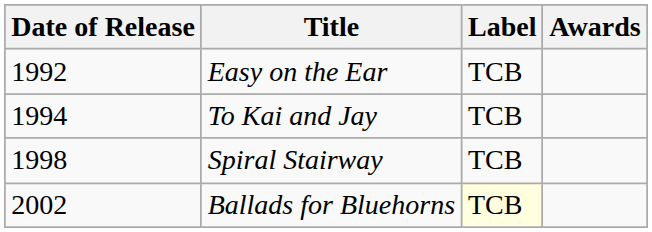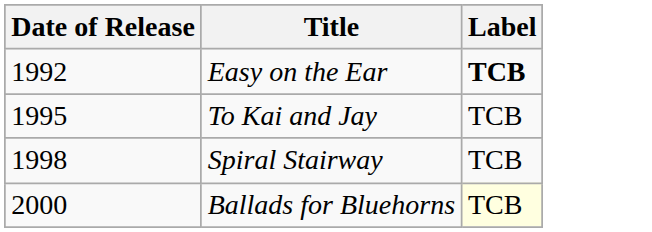- column: (595, 26)
(495, 71) normal -> (497, 71) bold
(39, 115) 1994 -> (39, 115) 1995
(39, 204) 2002 -> (39, 204) 2000
